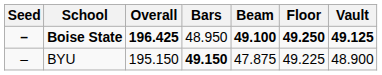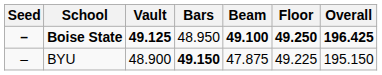columns swapped: (352, 16) <-> (154, 16)
